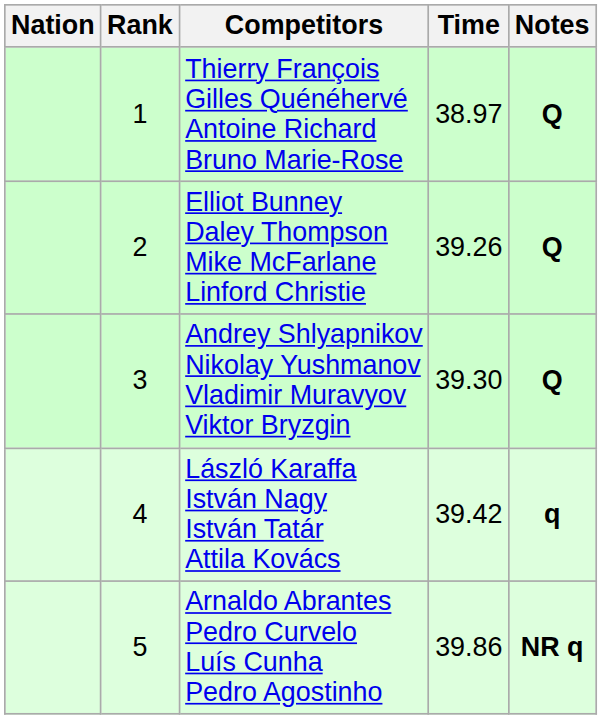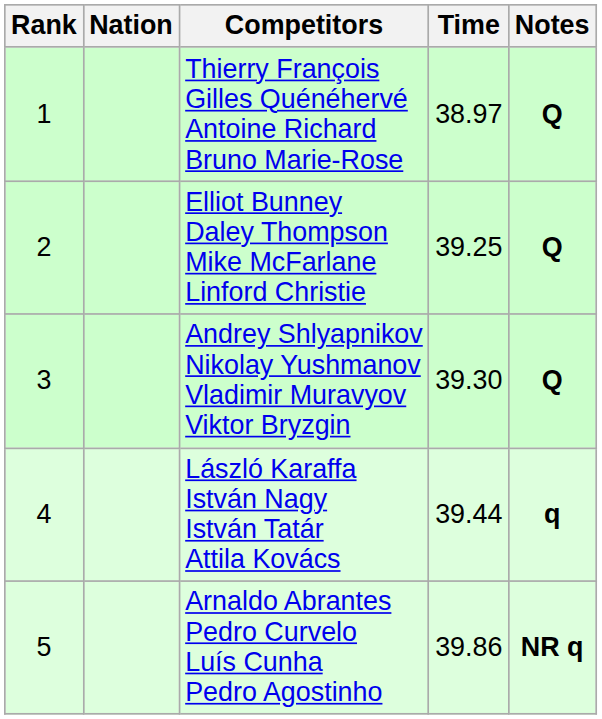columns swapped: (140, 25) <-> (53, 25)
(469, 247) 39.26 -> (469, 247) 39.25
(469, 513) 39.42 -> (469, 513) 39.44
